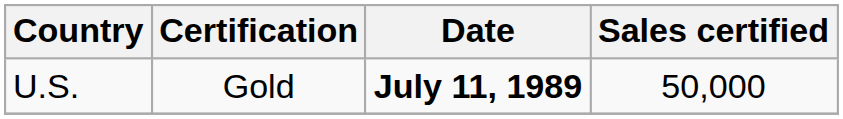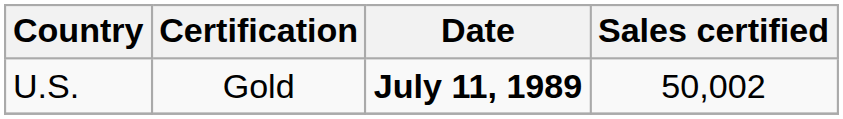(713, 85) 50,000 -> (713, 85) 50,002
